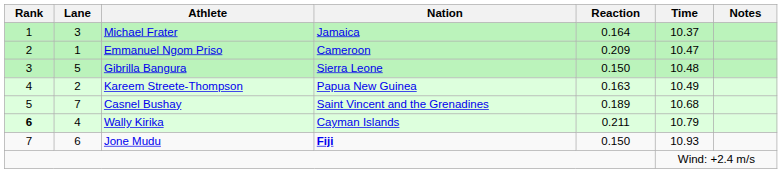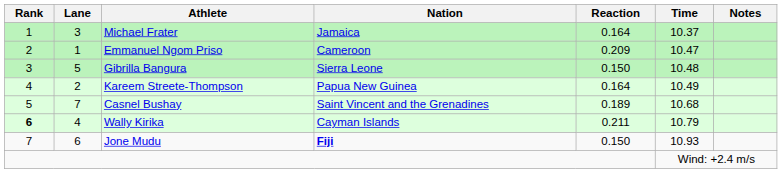(616, 86) 0.163 -> (616, 86) 0.164
